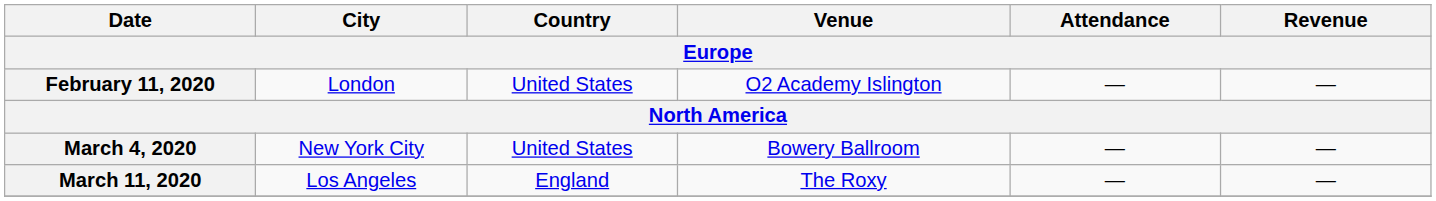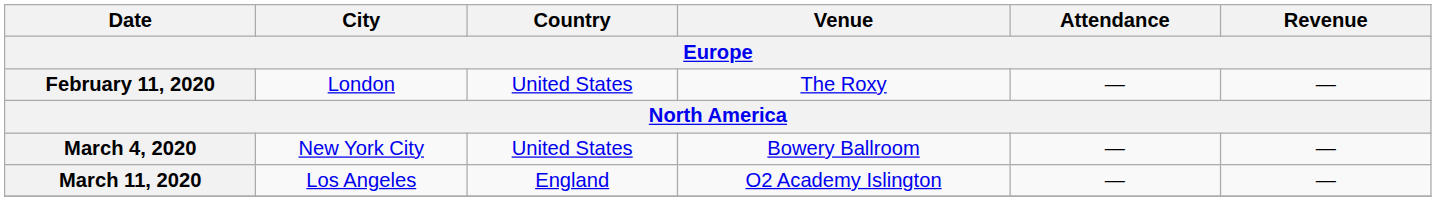(844, 84) O2 Academy Islington -> (844, 84) The Roxy
(844, 180) The Roxy -> (844, 180) O2 Academy Islington
